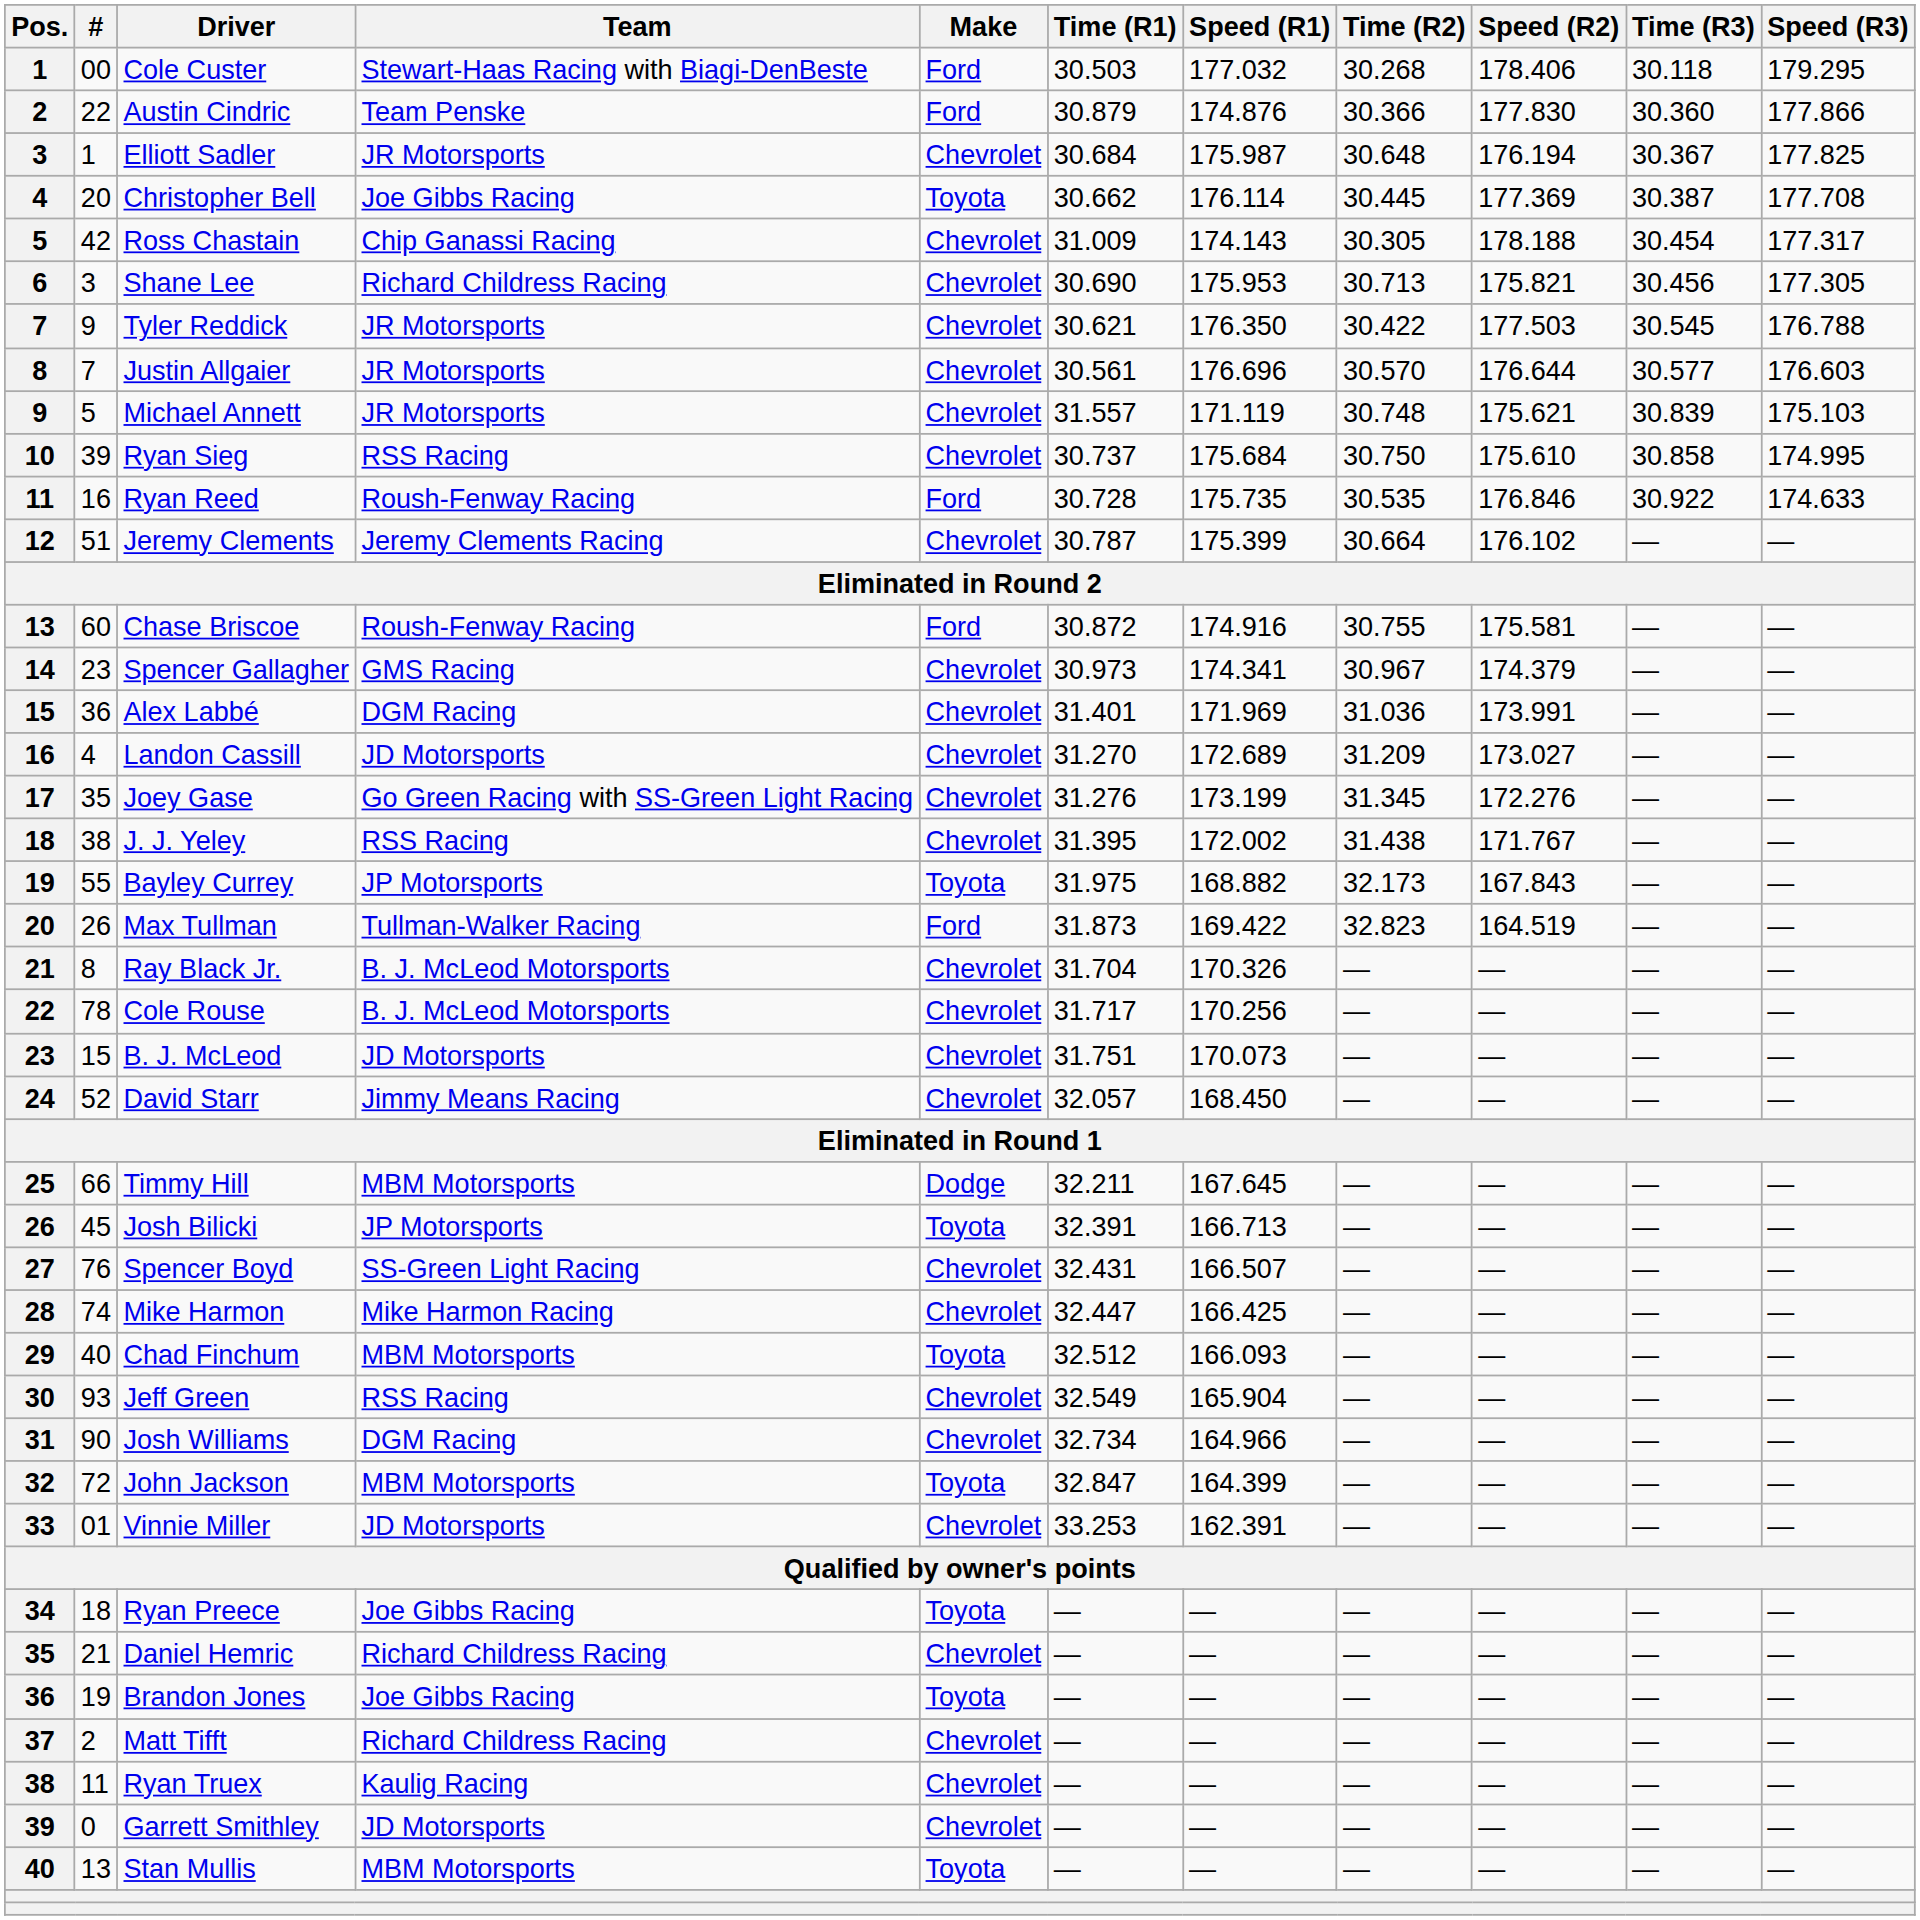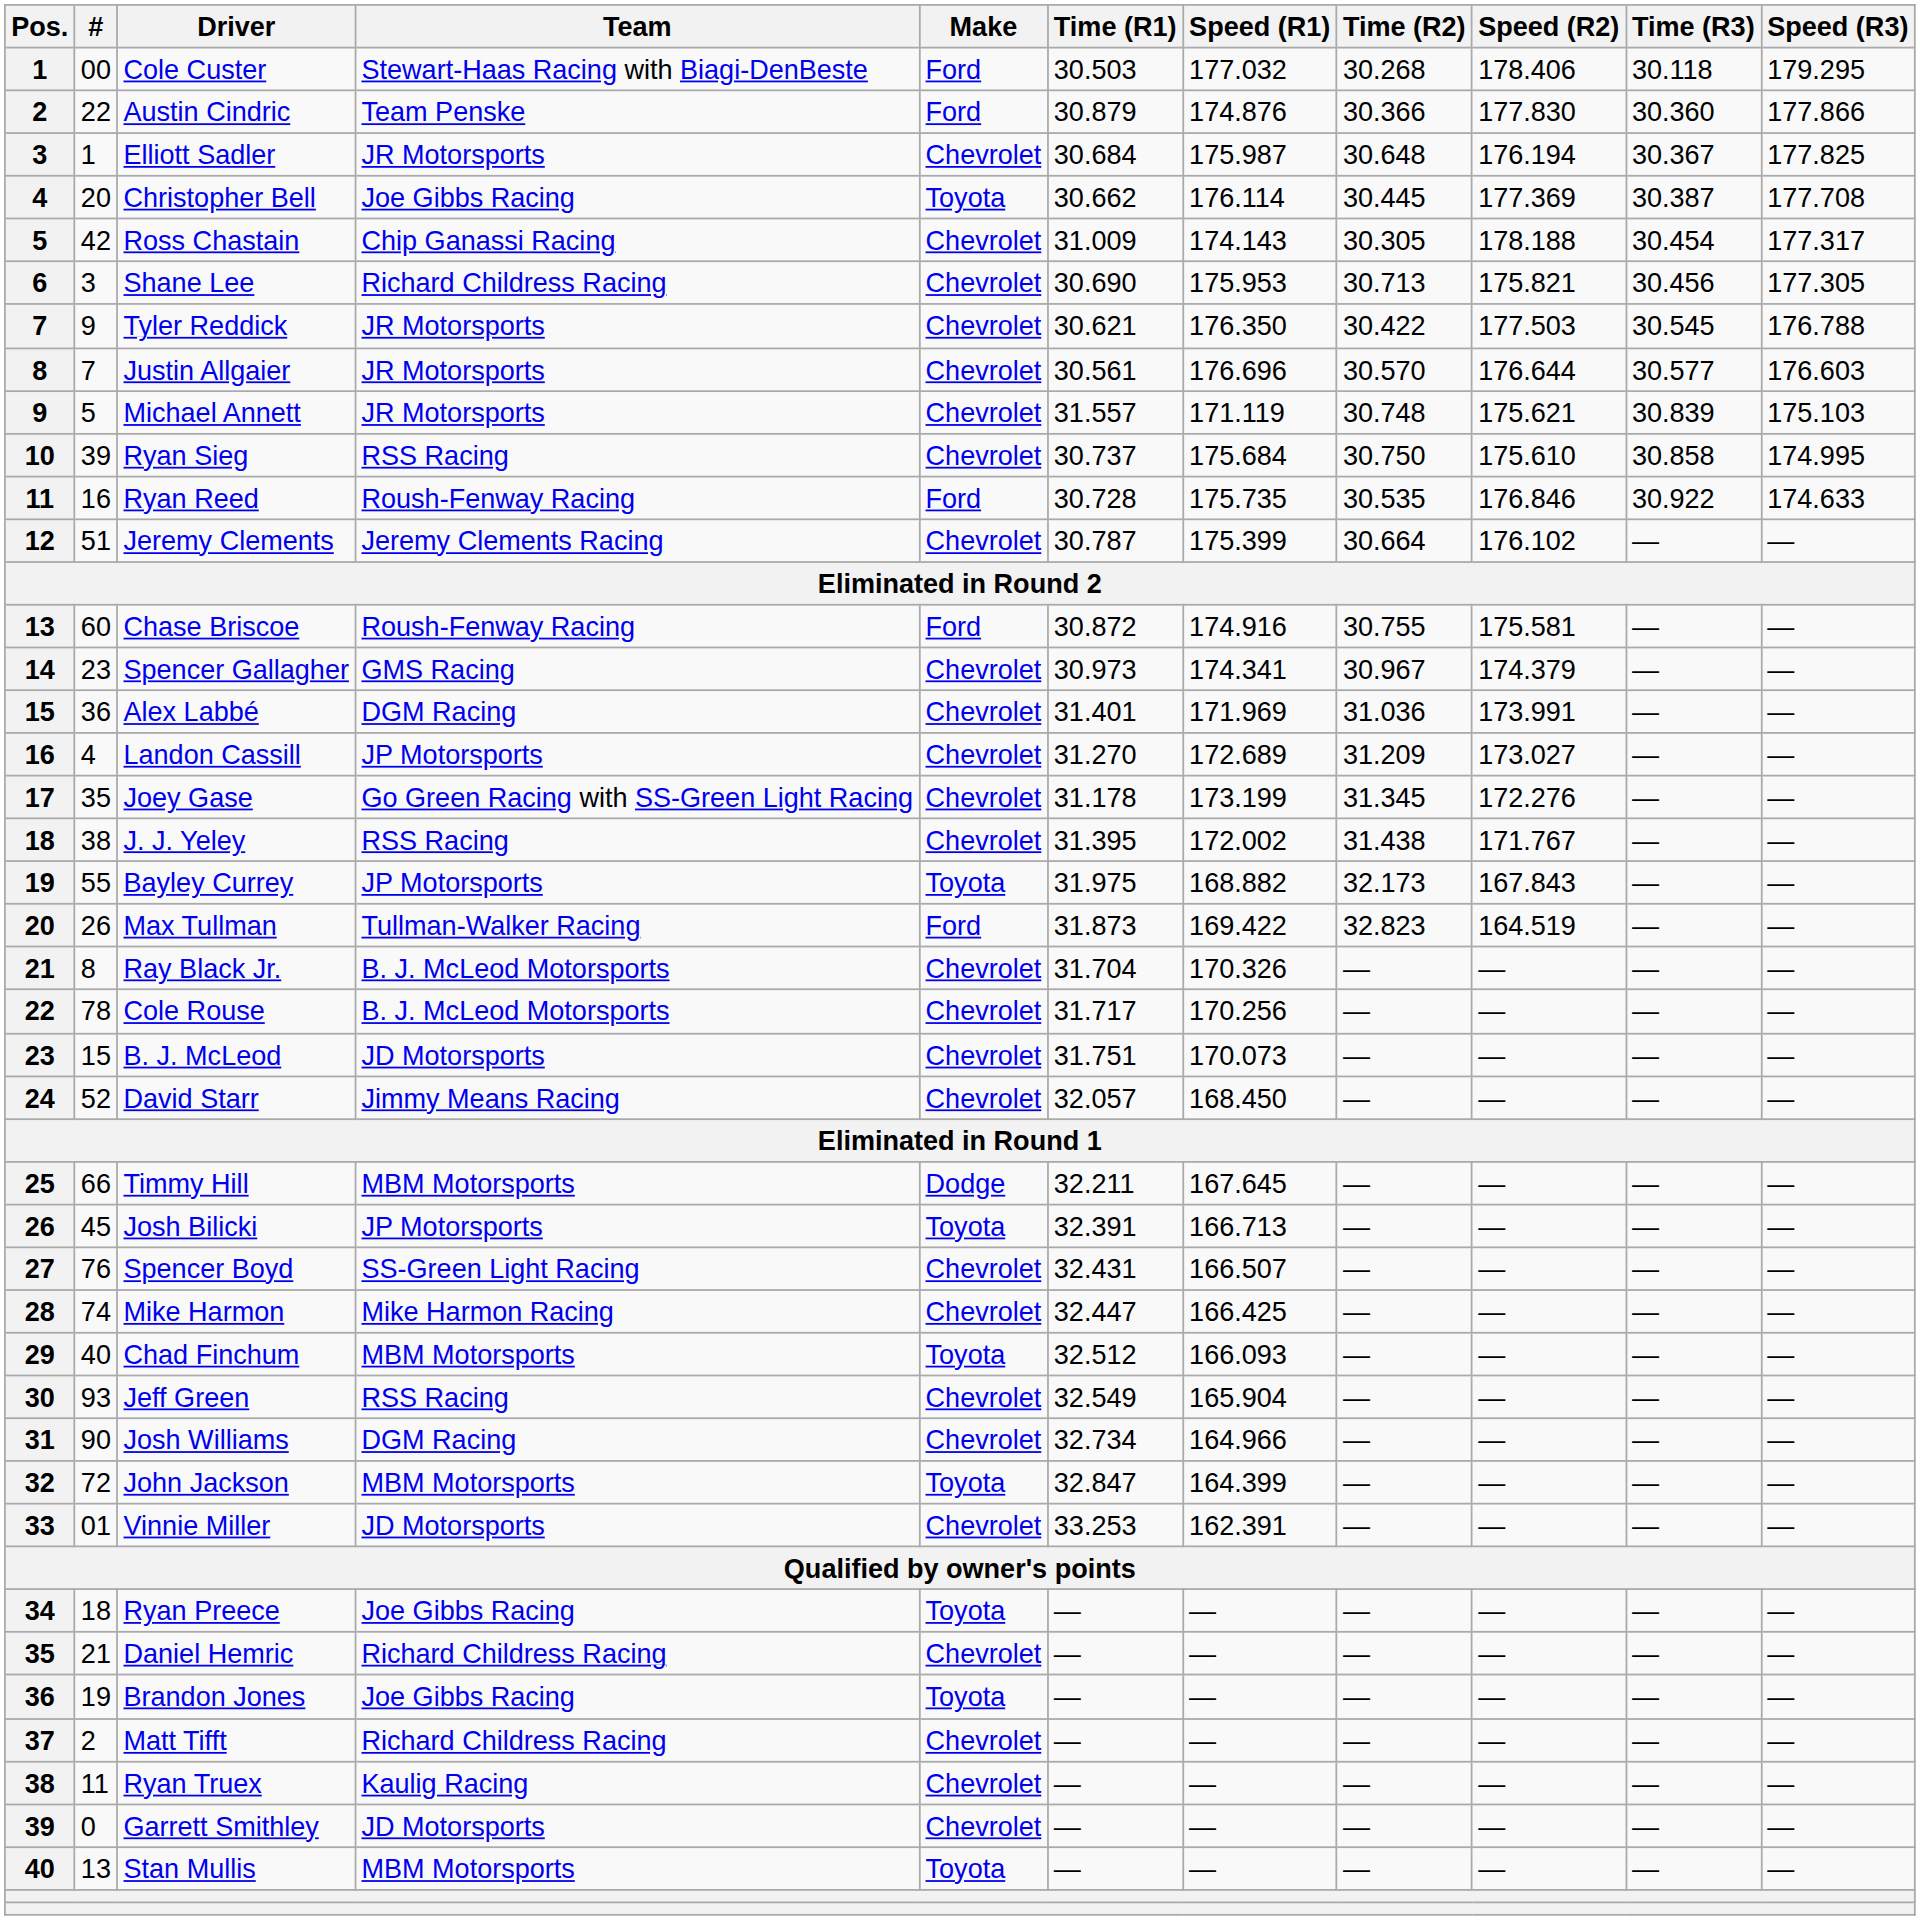(453, 755) JD Motorsports -> (452, 755) JP Motorsports
(1095, 797) 31.276 -> (1095, 797) 31.178
